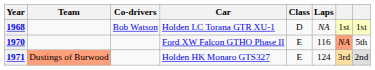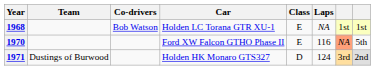(299, 27) D -> (299, 27) E
(69, 58) lightsalmon background -> (69, 58) no background
(299, 58) E -> (299, 58) D
